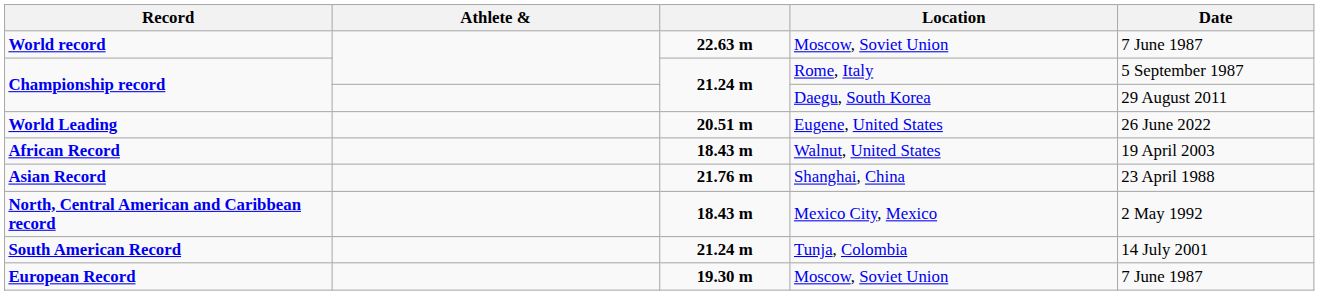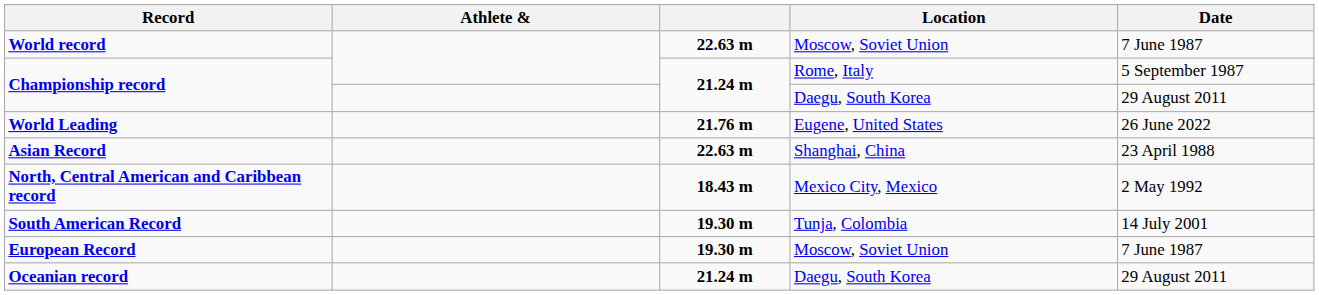(725, 124) 20.51 m -> (725, 124) 21.76 m
- row: (64, 151)
(725, 177) 21.76 m -> (725, 151) 22.63 m
(725, 249) 21.24 m -> (725, 223) 19.30 m
+ row: (68, 276)
